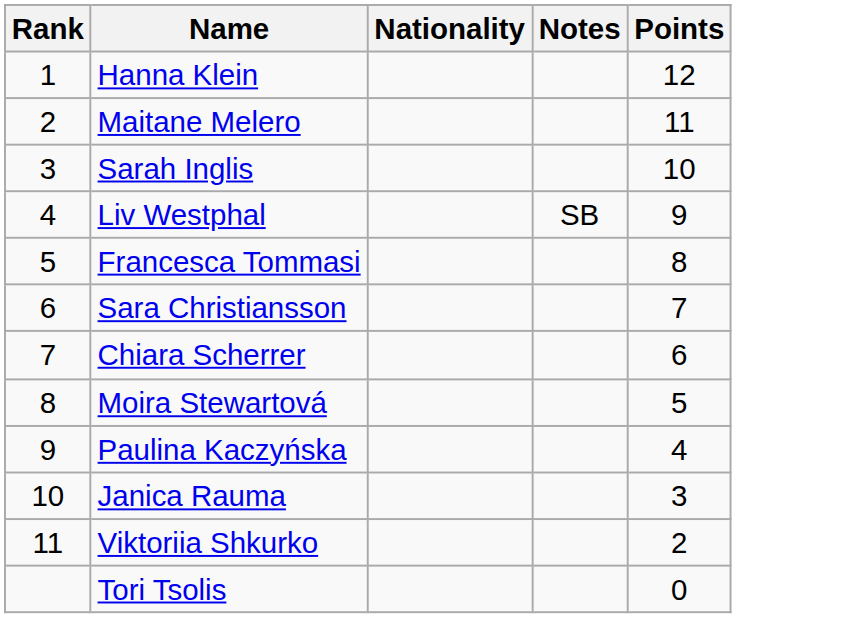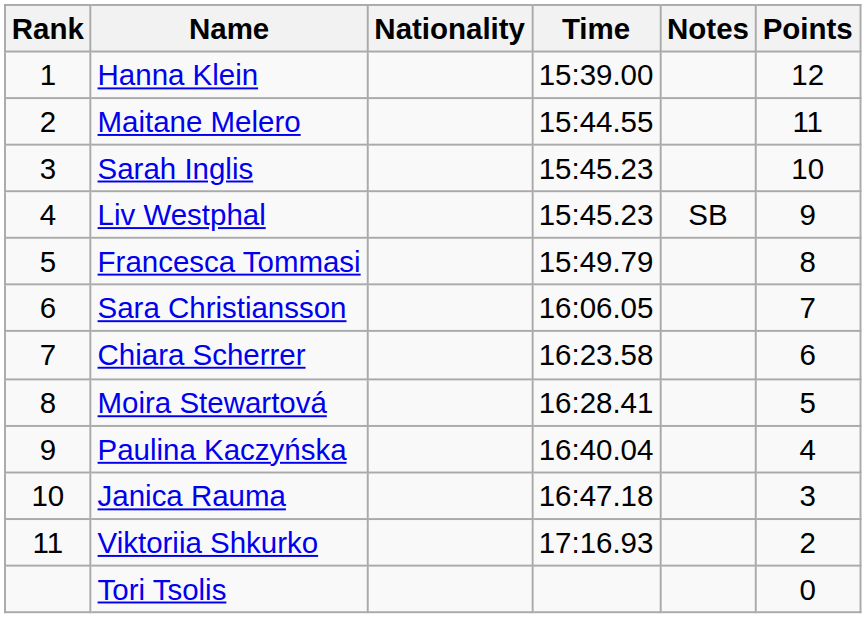+ column: (596, 28)
